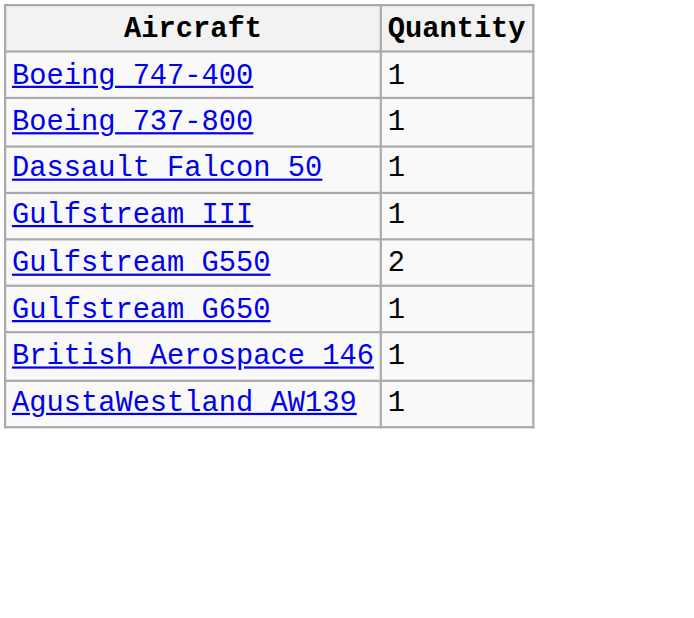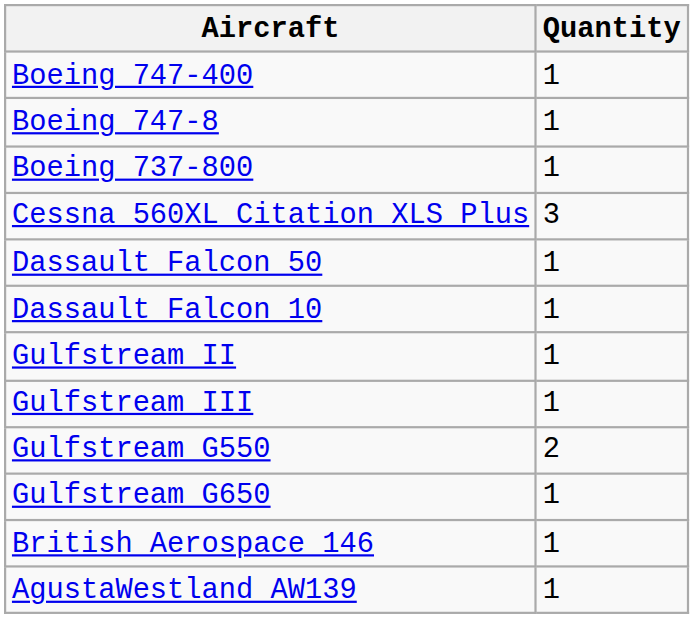+ row: (115, 122)
+ row: (271, 216)
+ row: (167, 309)
+ row: (124, 356)
